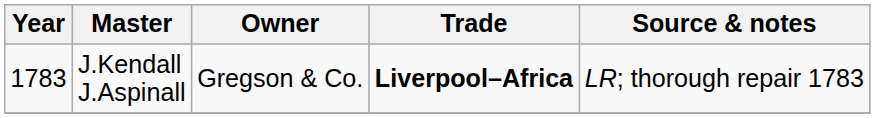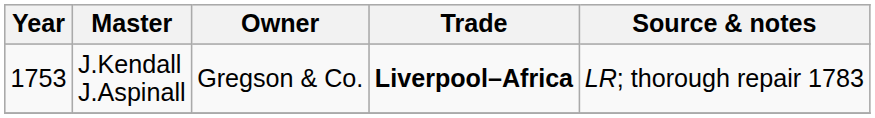(39, 78) 1783 -> (39, 78) 1753
